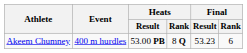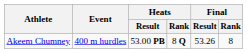(205, 41) 53.23 -> (205, 41) 53.26
(231, 41) 6 -> (231, 41) 8
